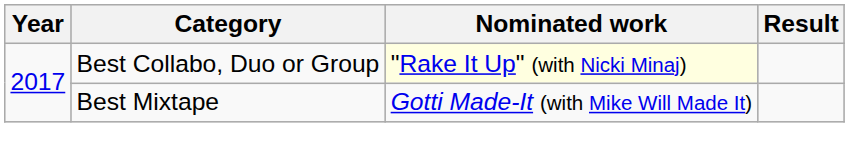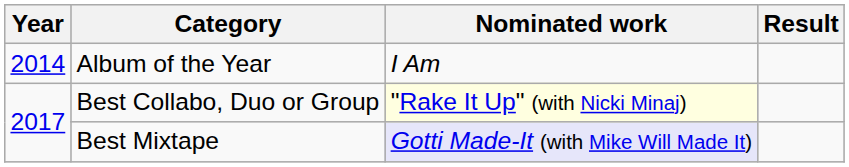+ row: (174, 63)
(571, 102) no background -> (571, 141) lavender background
